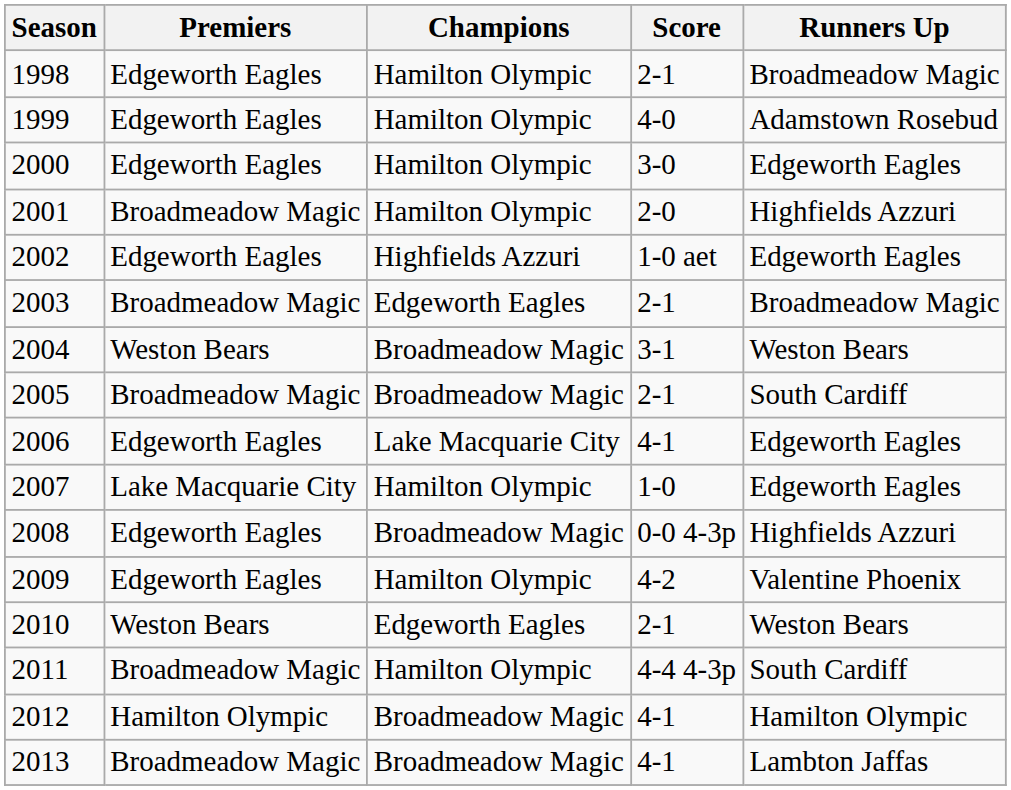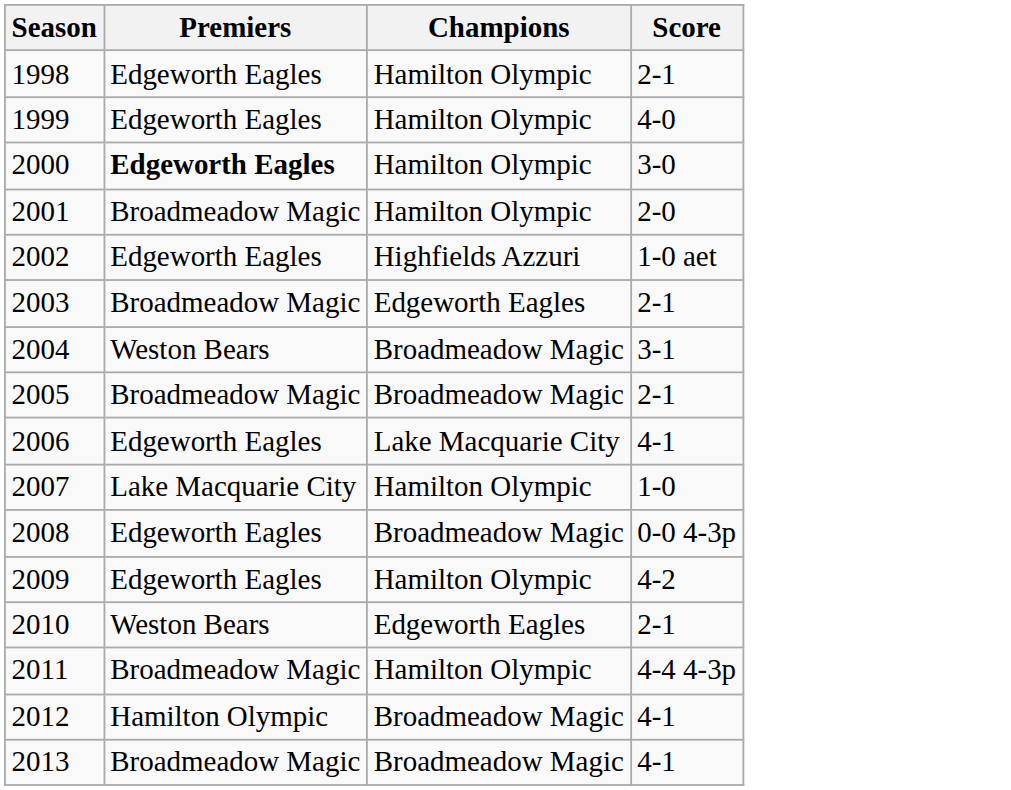- column: (874, 27)
(216, 165) normal -> (222, 165) bold
